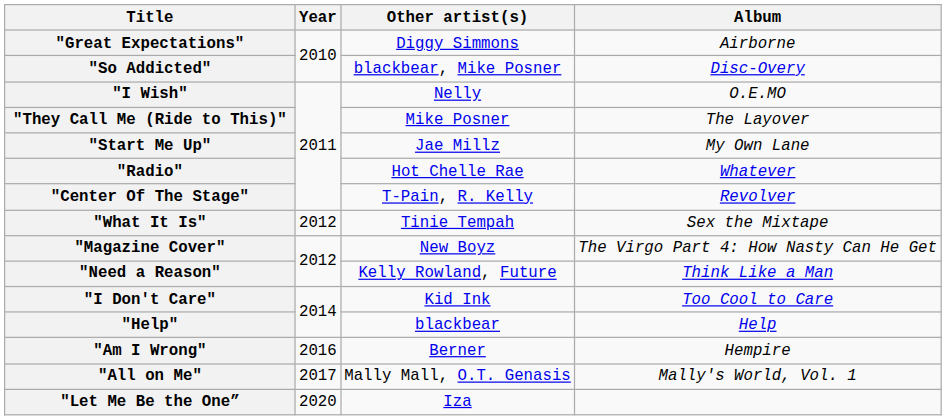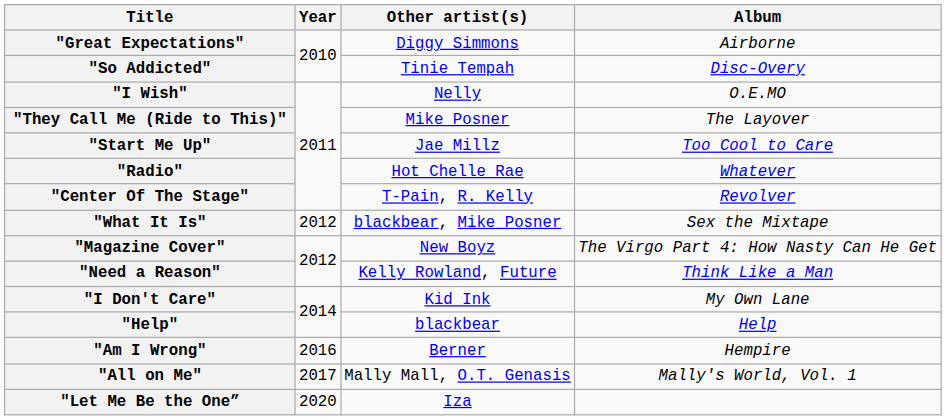(458, 69) blackbear, Mike Posner -> (458, 69) Tinie Tempah
(758, 146) My Own Lane -> (758, 146) Too Cool to Care
(458, 223) Tinie Tempah -> (458, 223) blackbear, Mike Posner
(758, 299) Too Cool to Care -> (758, 299) My Own Lane
